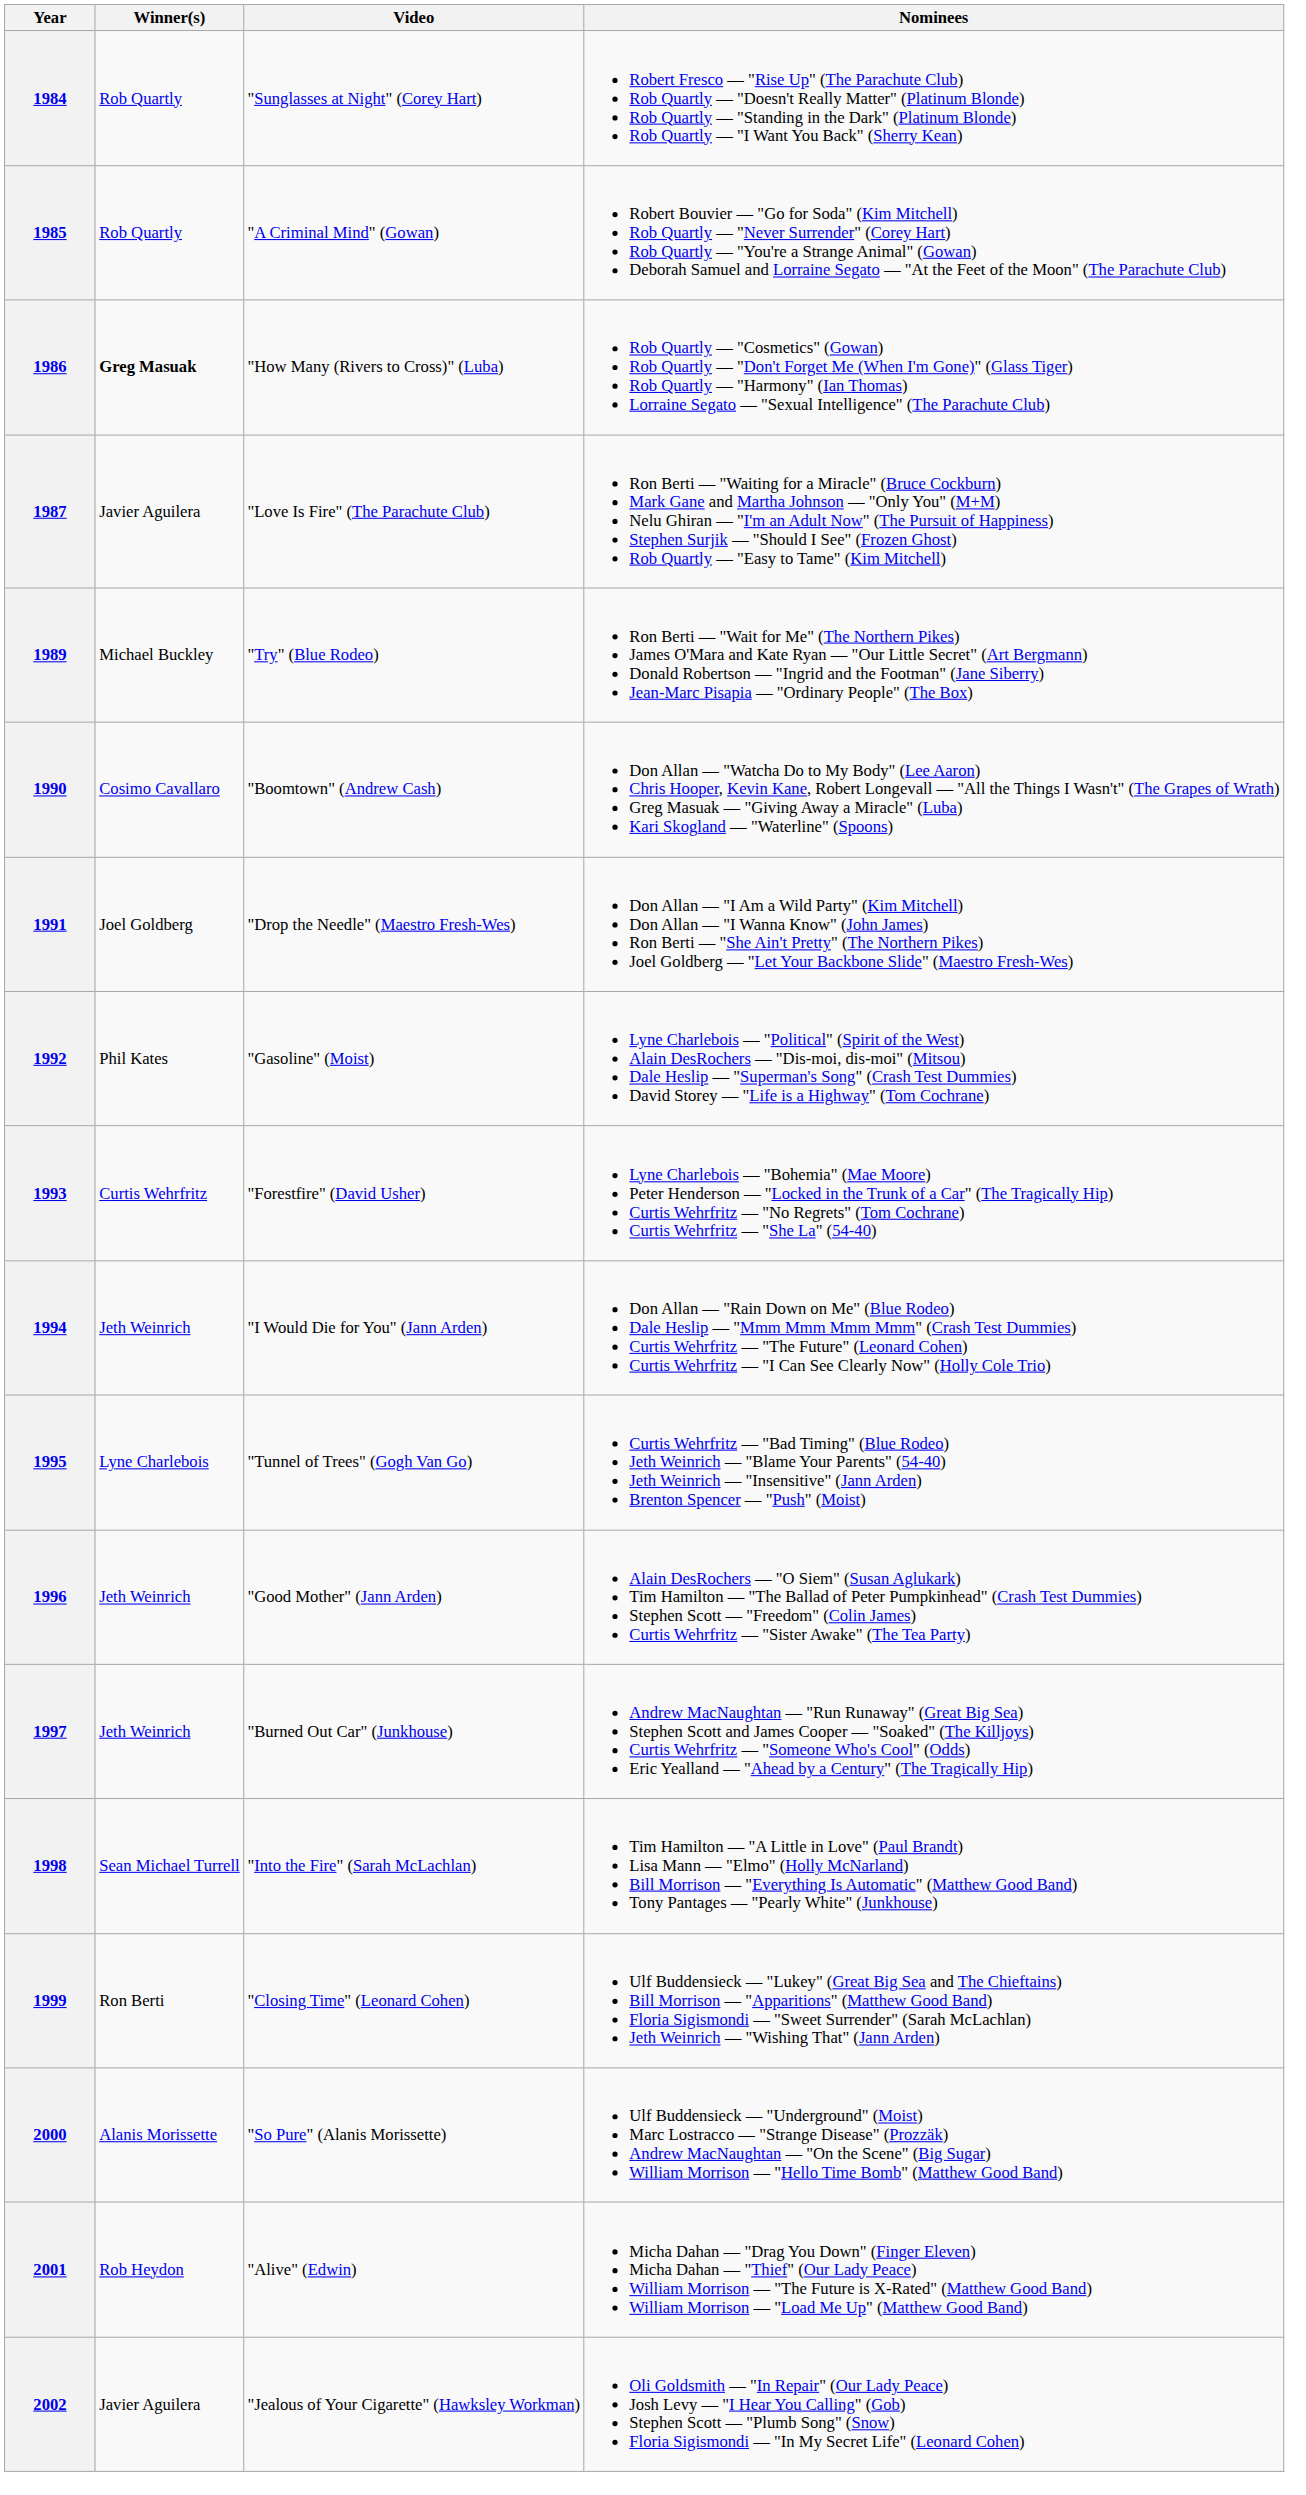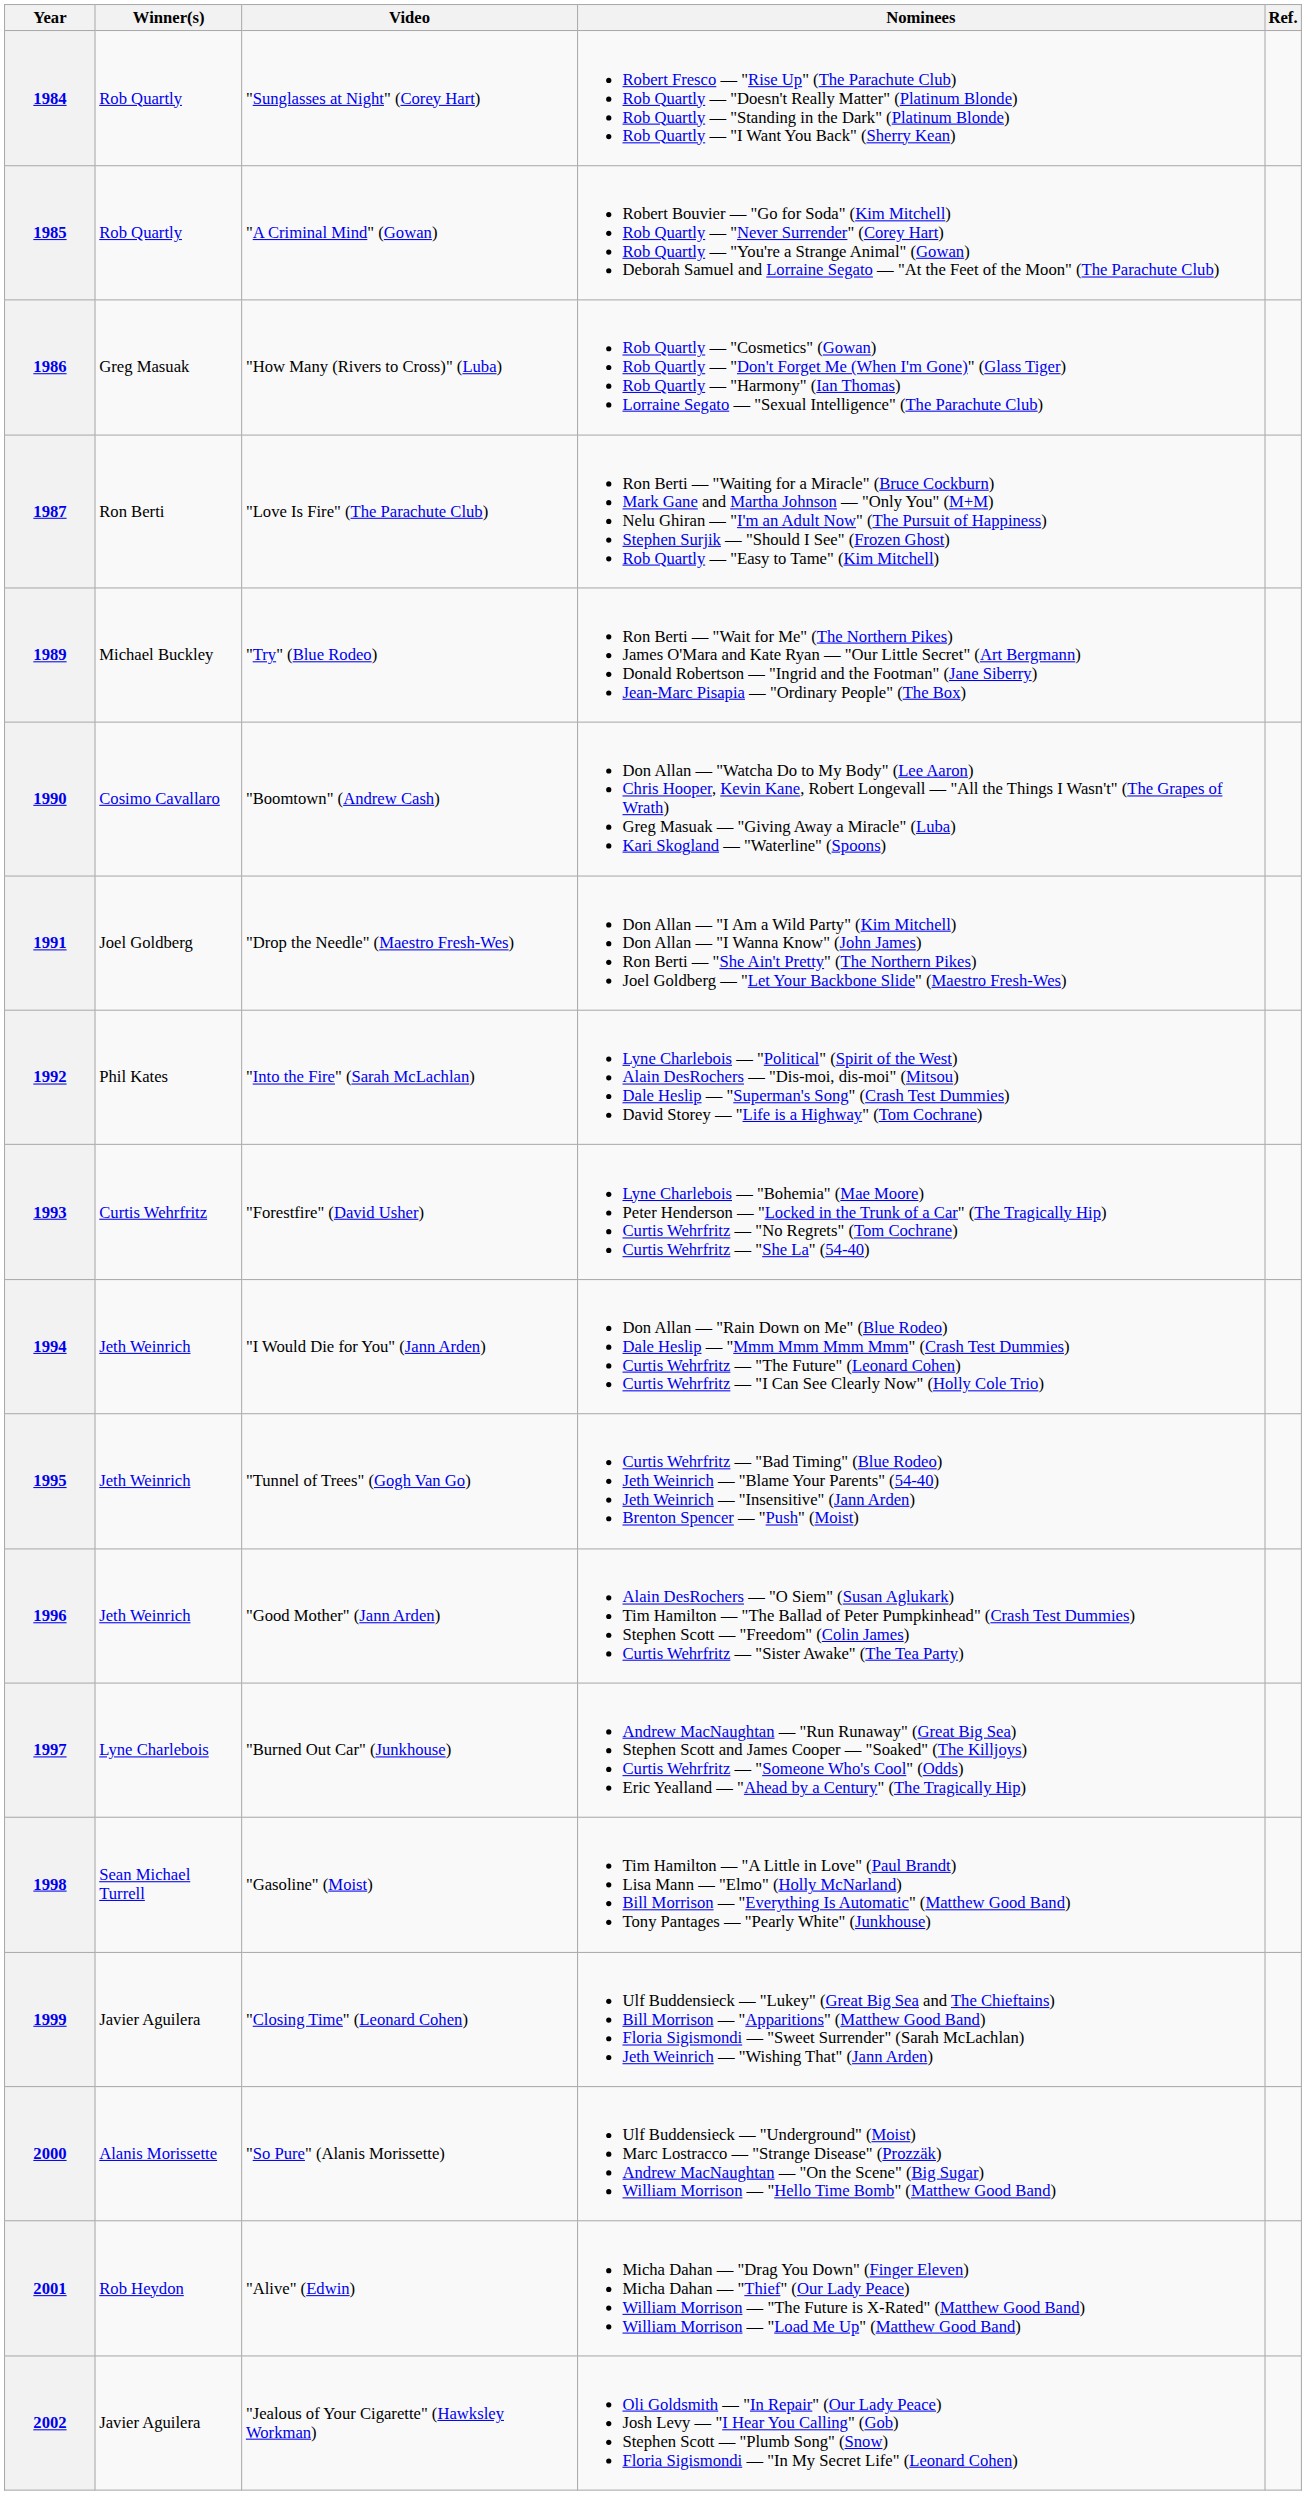+ column: (1283, 17)
(148, 367) bold -> (144, 367) normal
(150, 511) Javier Aguilera -> (132, 511) Ron Berti
(311, 1058) "Gasoline" (Moist) -> (360, 1077) "Into the Fire" (Sarah McLachlan)
(154, 1462) Lyne Charlebois -> (145, 1481) Jeth Weinrich
(145, 1731) Jeth Weinrich -> (154, 1750) Lyne Charlebois
(362, 1866) "Into the Fire" (Sarah McLachlan) -> (309, 1884) "Gasoline" (Moist)
(132, 2000) Ron Berti -> (150, 2019) Javier Aguilera
